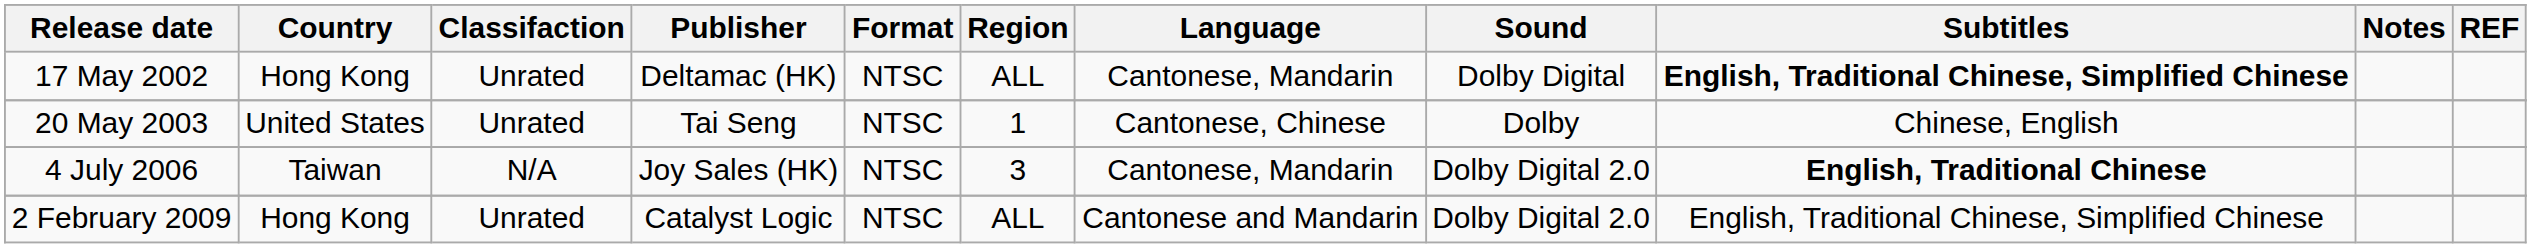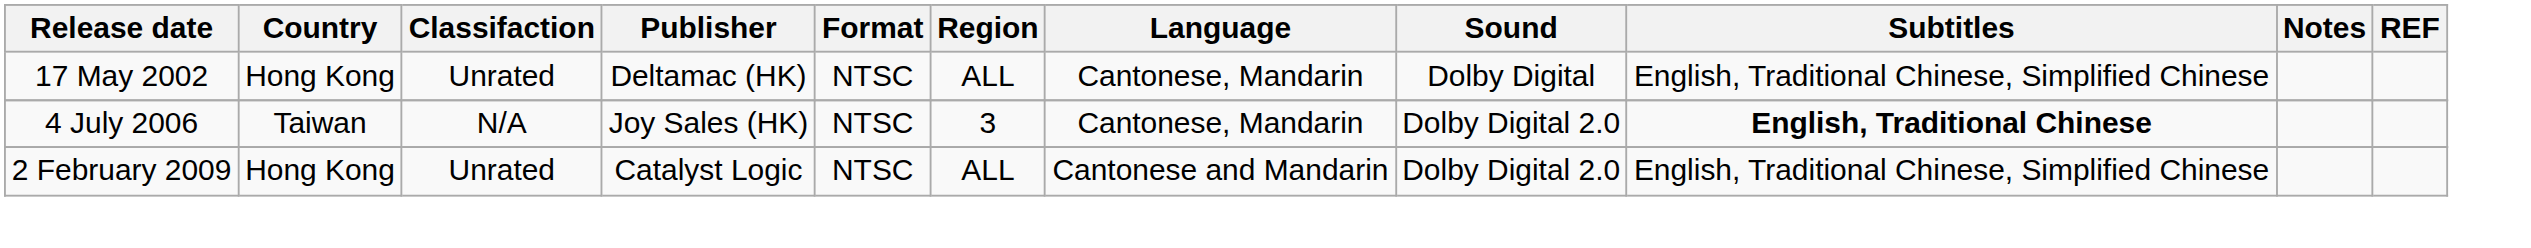(2006, 75) bold -> (1952, 75) normal
- row: (122, 123)
